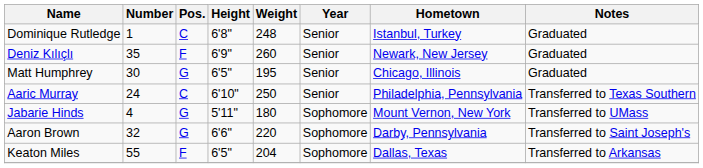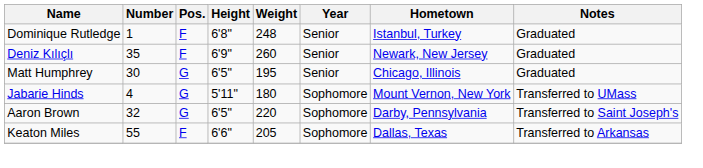(184, 34) C -> (183, 34) F
- row: (43, 93)
(221, 133) 6'6" -> (221, 113) 6'5"
(221, 152) 6'5" -> (221, 133) 6'6"
(266, 152) 204 -> (266, 133) 205
